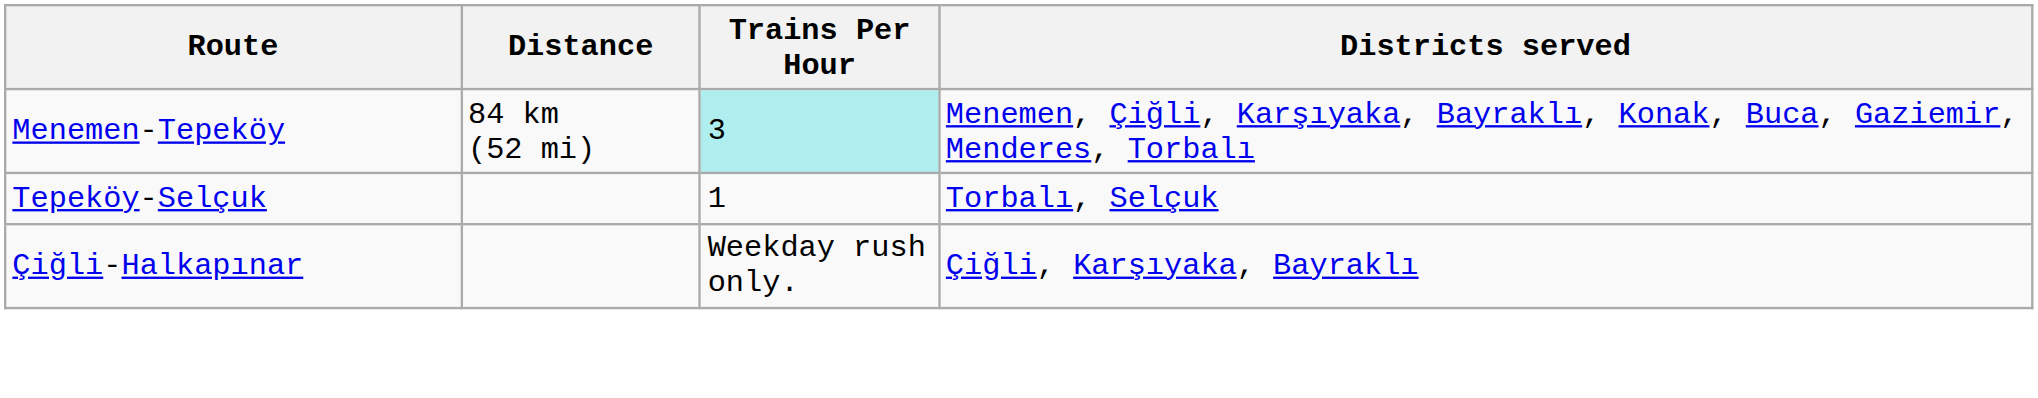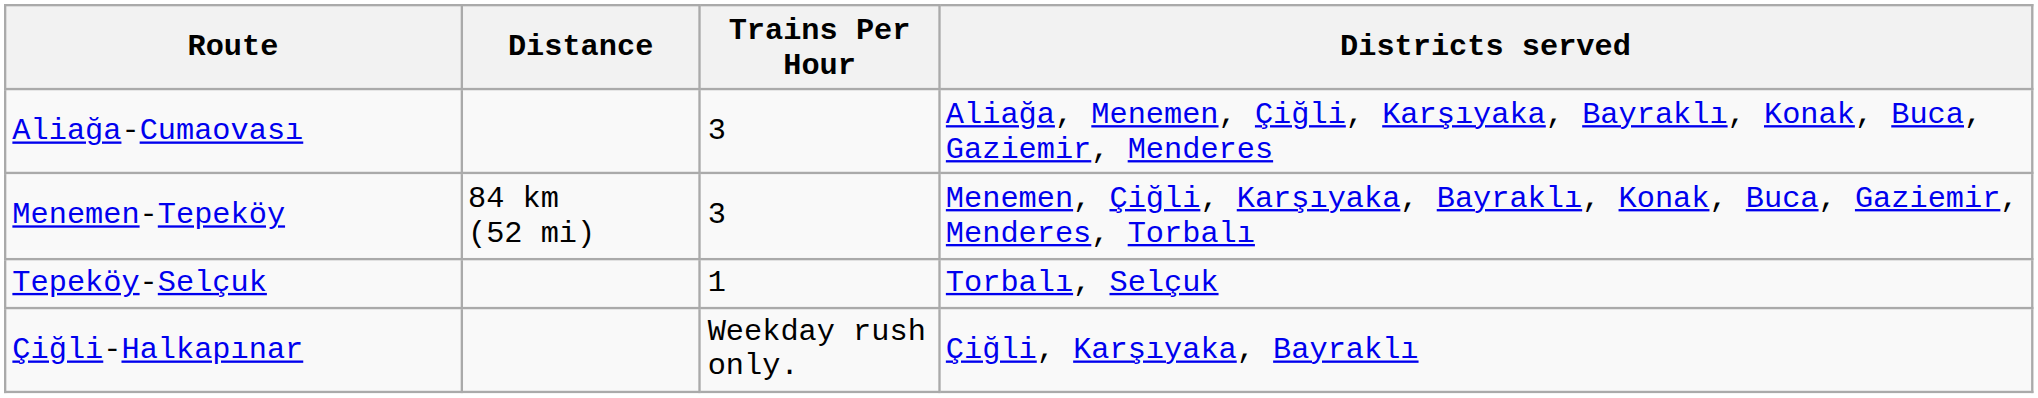+ row: (158, 132)
(717, 132) paleturquoise background -> (717, 216) no background
